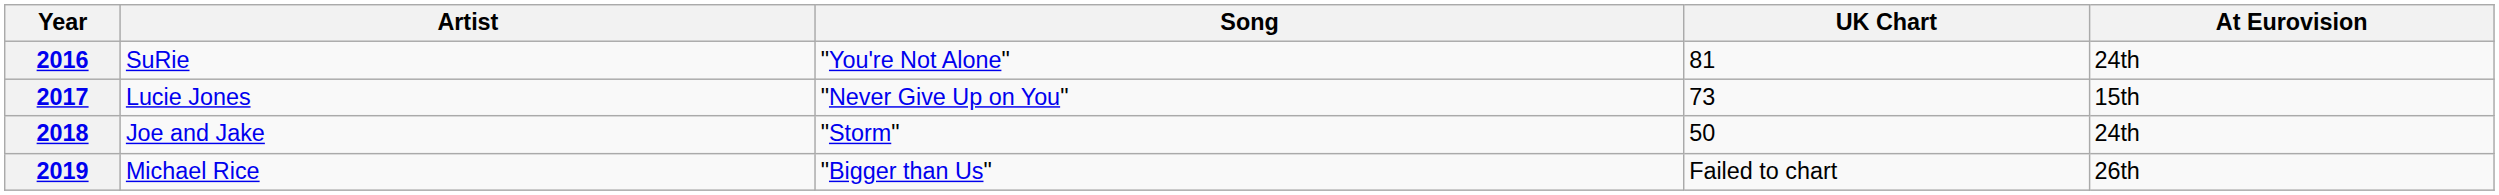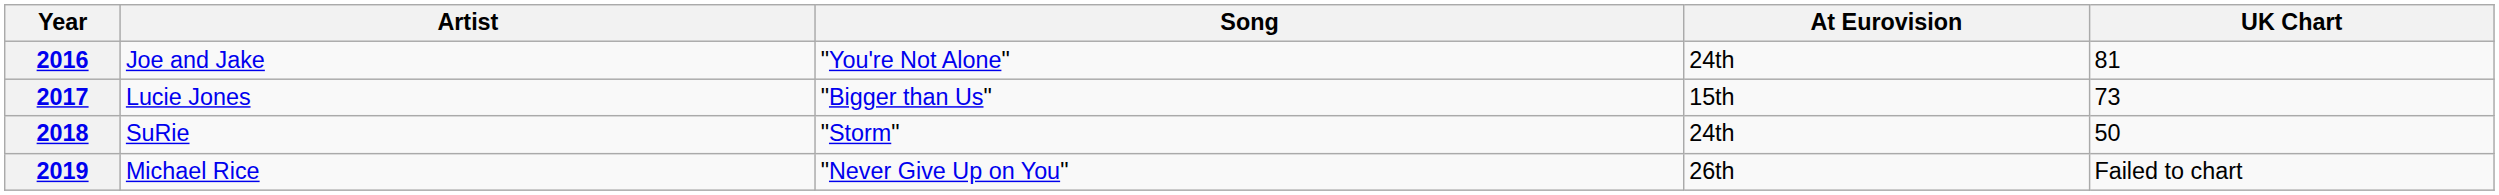columns swapped: (1886, 23) <-> (2292, 23)
(158, 60) SuRie -> (195, 60) Joe and Jake
(945, 97) "Never Give Up on You" -> (906, 97) "Bigger than Us"
(195, 134) Joe and Jake -> (158, 134) SuRie
(906, 171) "Bigger than Us" -> (945, 171) "Never Give Up on You"
